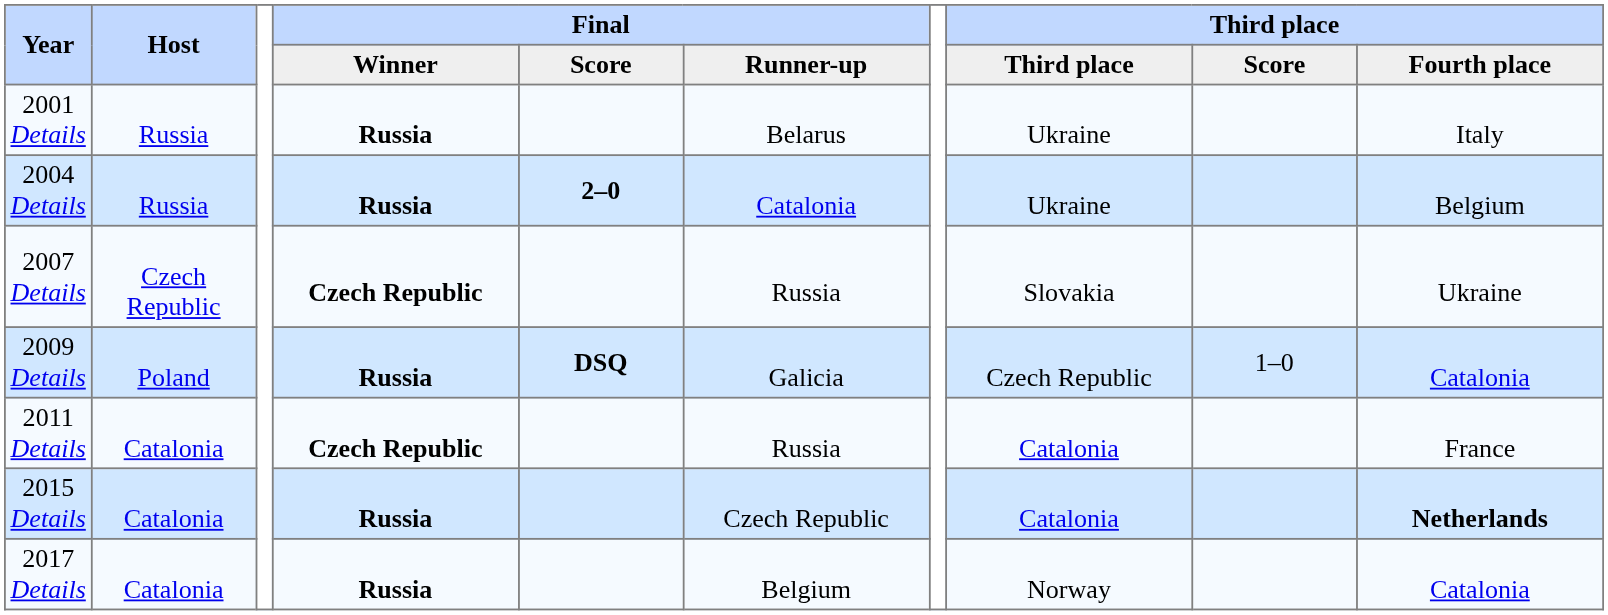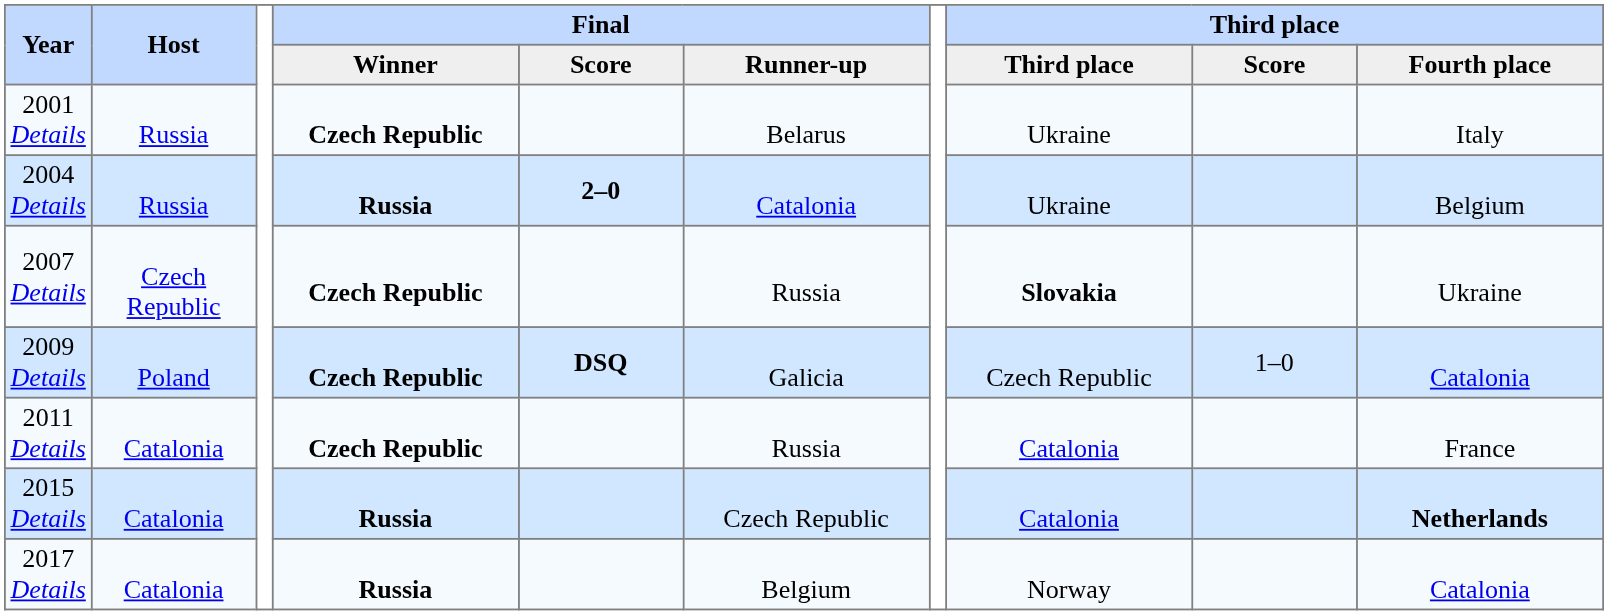(395, 134) Russia -> (395, 134) Czech Republic
(1069, 291) normal -> (1069, 291) bold
(395, 377) Russia -> (395, 377) Czech Republic
